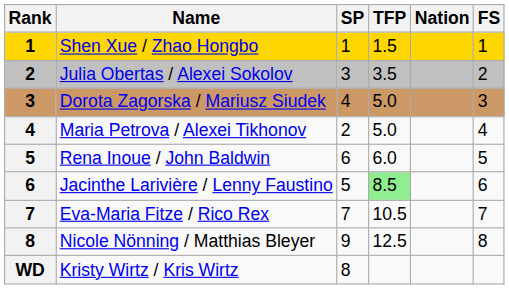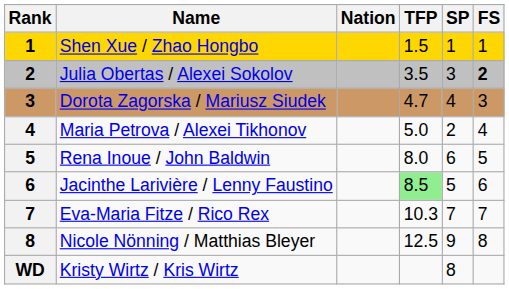columns swapped: (442, 18) <-> (353, 18)
(483, 74) normal -> (483, 74) bold
(385, 102) 5.0 -> (416, 102) 4.7
(385, 158) 6.0 -> (416, 158) 8.0
(390, 213) 10.5 -> (421, 213) 10.3
